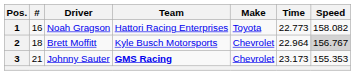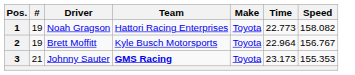(37, 28) 16 -> (37, 28) 19
(37, 43) 18 -> (37, 43) 19
(253, 43) Chevrolet -> (247, 43) Toyota
(331, 43) lightgrey background -> (318, 43) no background
(253, 58) Chevrolet -> (247, 58) Toyota
